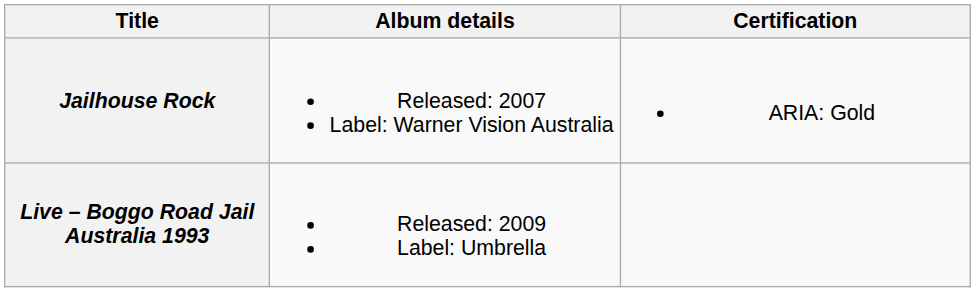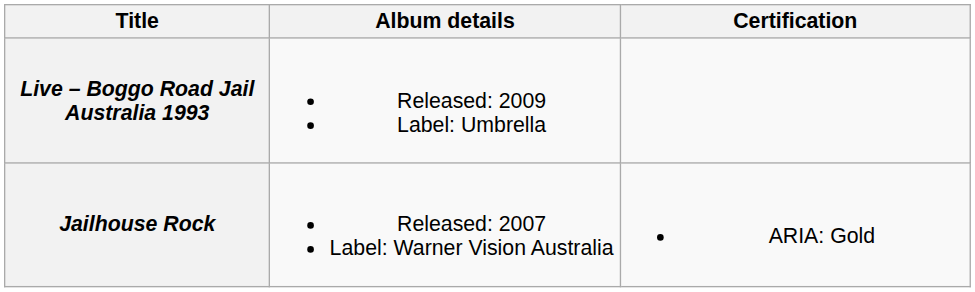rows swapped: (137, 100) <-> (137, 224)
